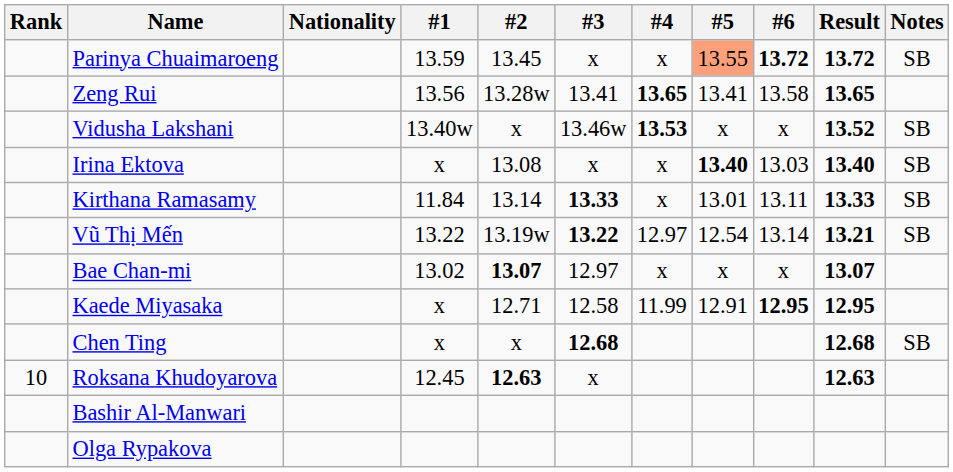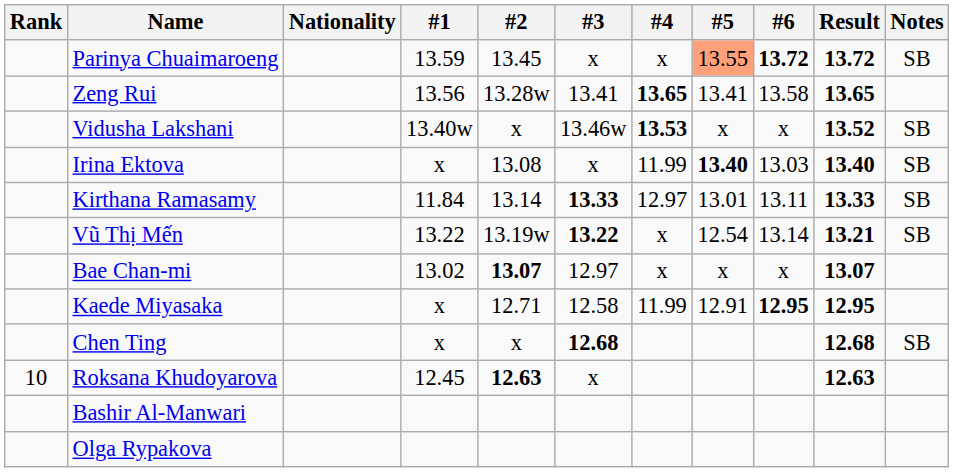(662, 164) x -> (662, 164) 11.99
(662, 199) x -> (662, 199) 12.97
(662, 235) 12.97 -> (662, 235) x
